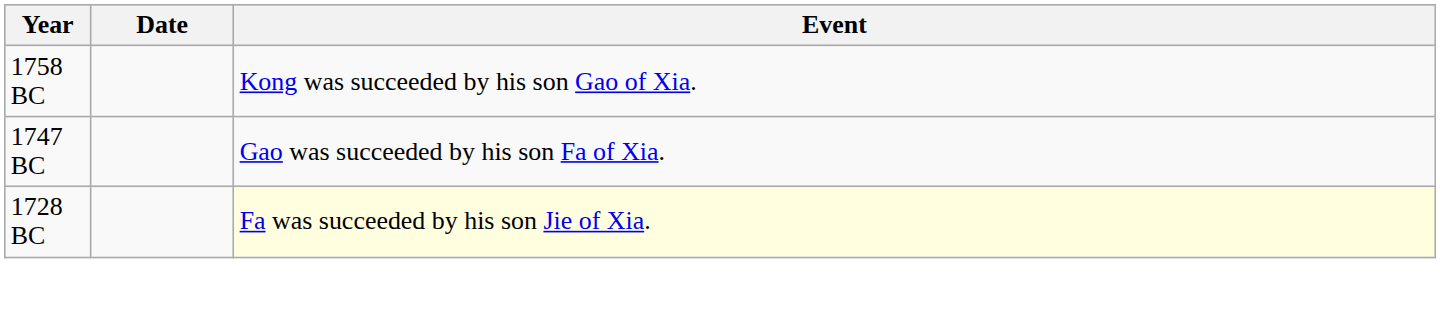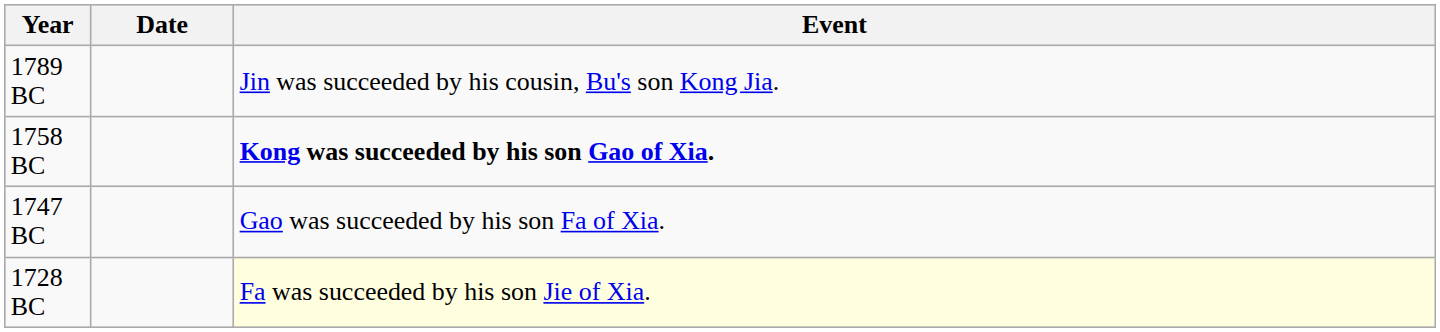+ row: (37, 80)
(468, 80) normal -> (477, 151) bold
